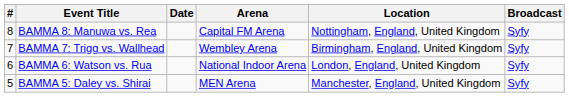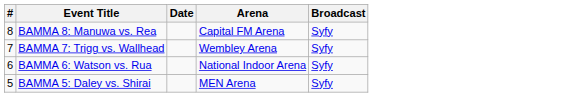- column: (407, 14)
